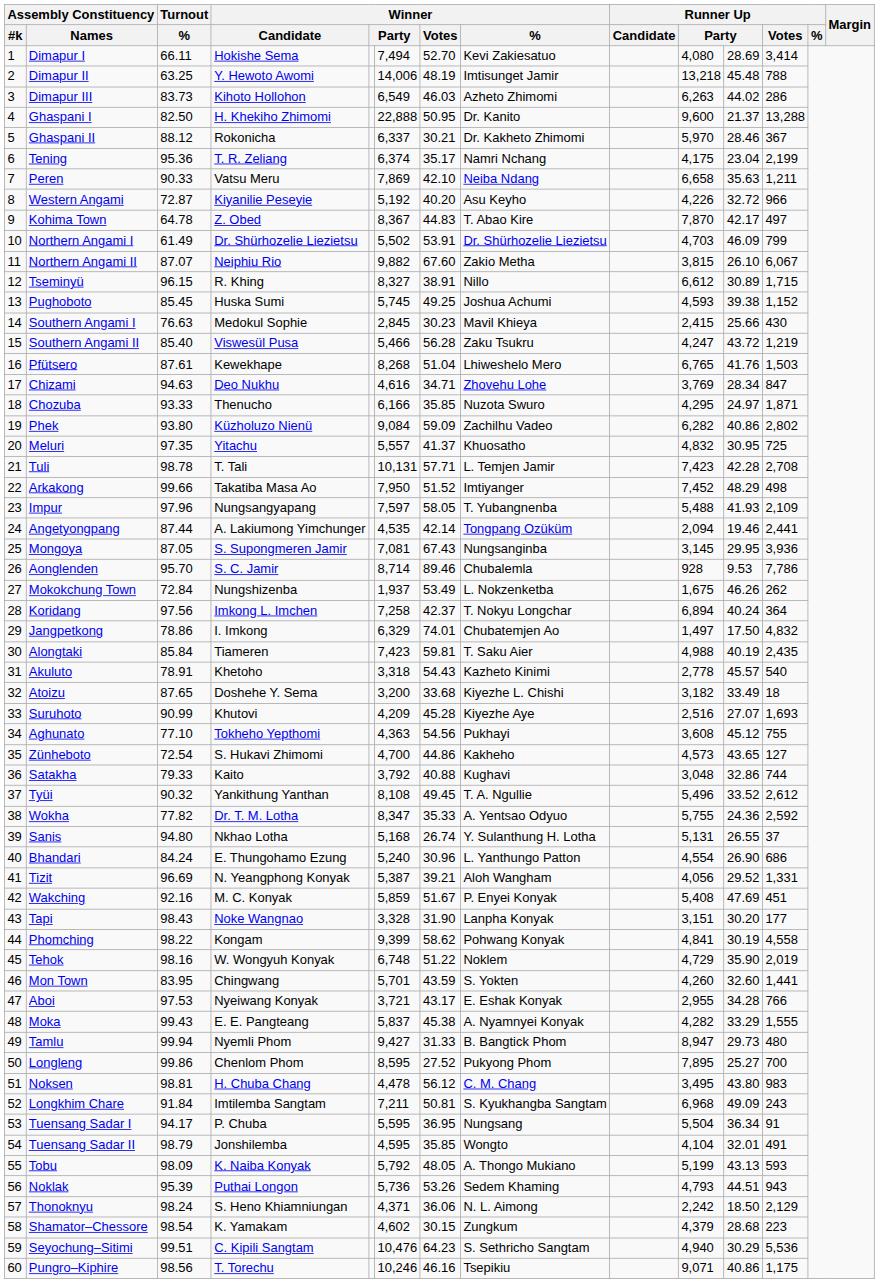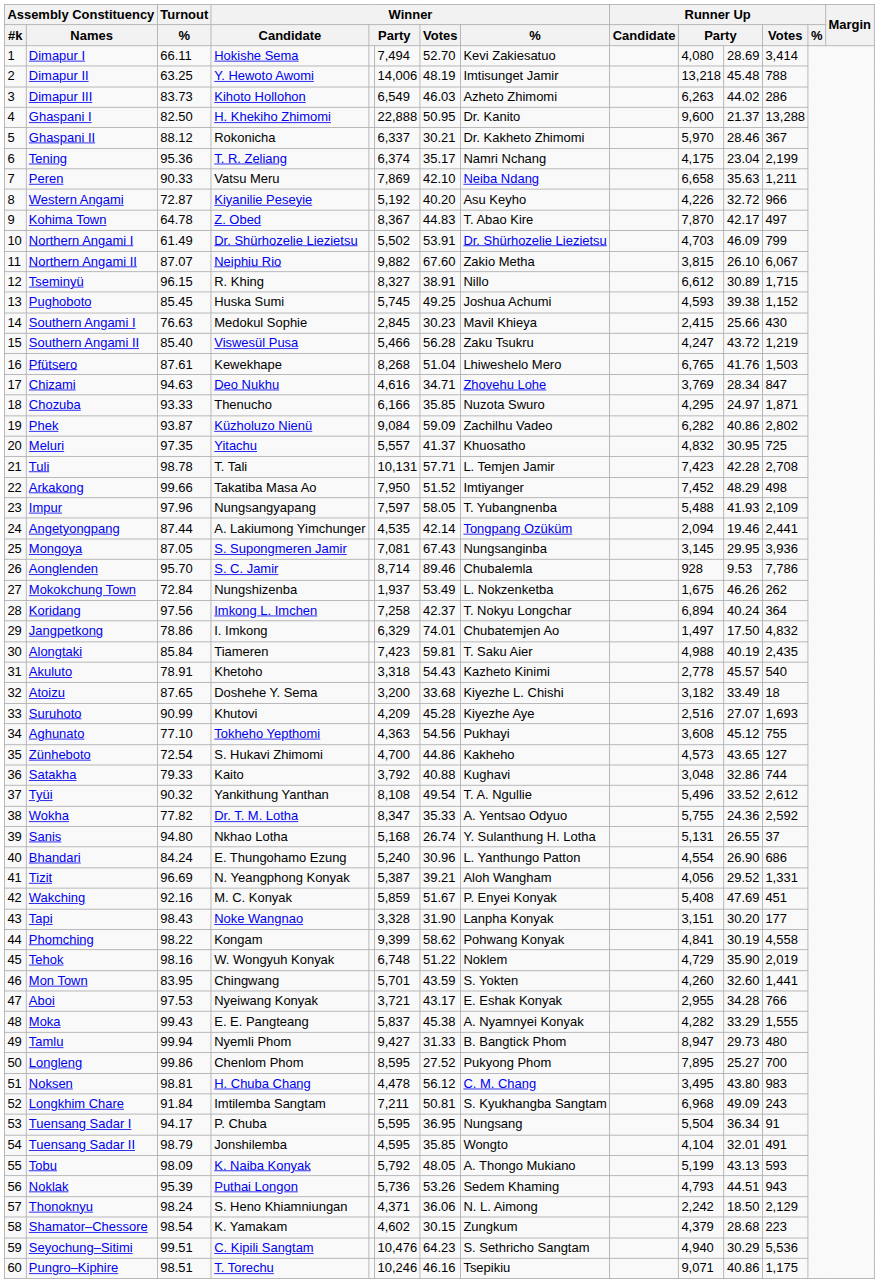(177, 425) 93.80 -> (177, 425) 93.87
(439, 795) 49.45 -> (439, 795) 49.54
(177, 1268) 98.56 -> (177, 1268) 98.51
